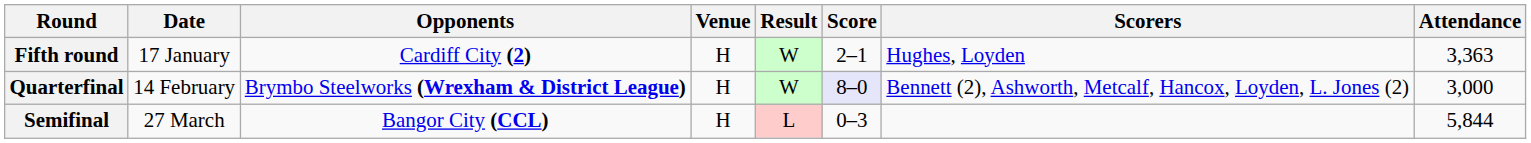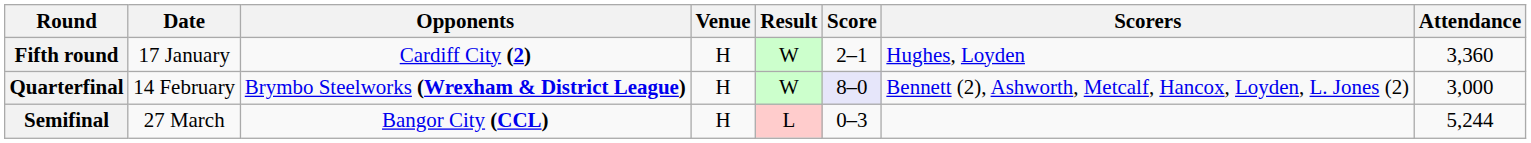(1470, 54) 3,363 -> (1470, 54) 3,360
(1470, 120) 5,844 -> (1470, 120) 5,244
